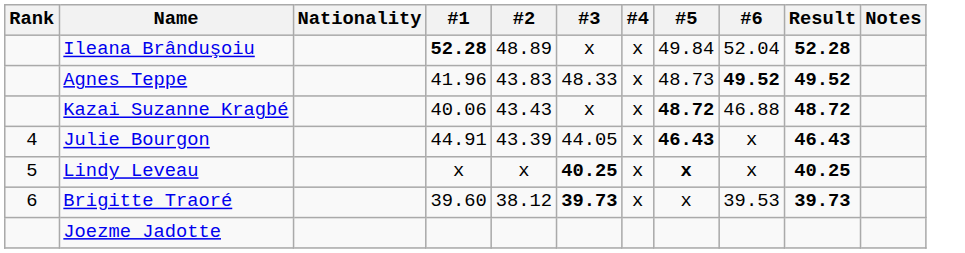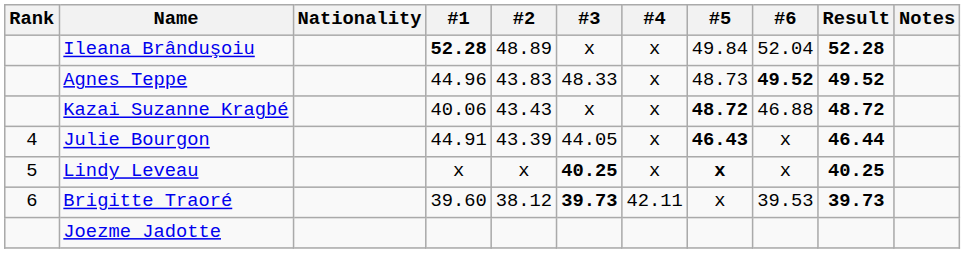(459, 81) 41.96 -> (459, 81) 44.96
(822, 141) 46.43 -> (856, 141) 46.44
(638, 202) x -> (655, 202) 42.11
